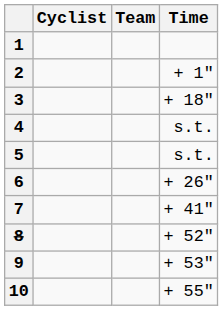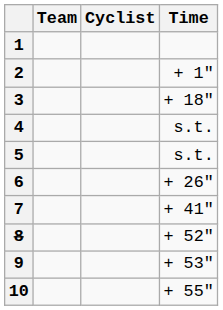columns swapped: (72, 18) <-> (135, 18)
